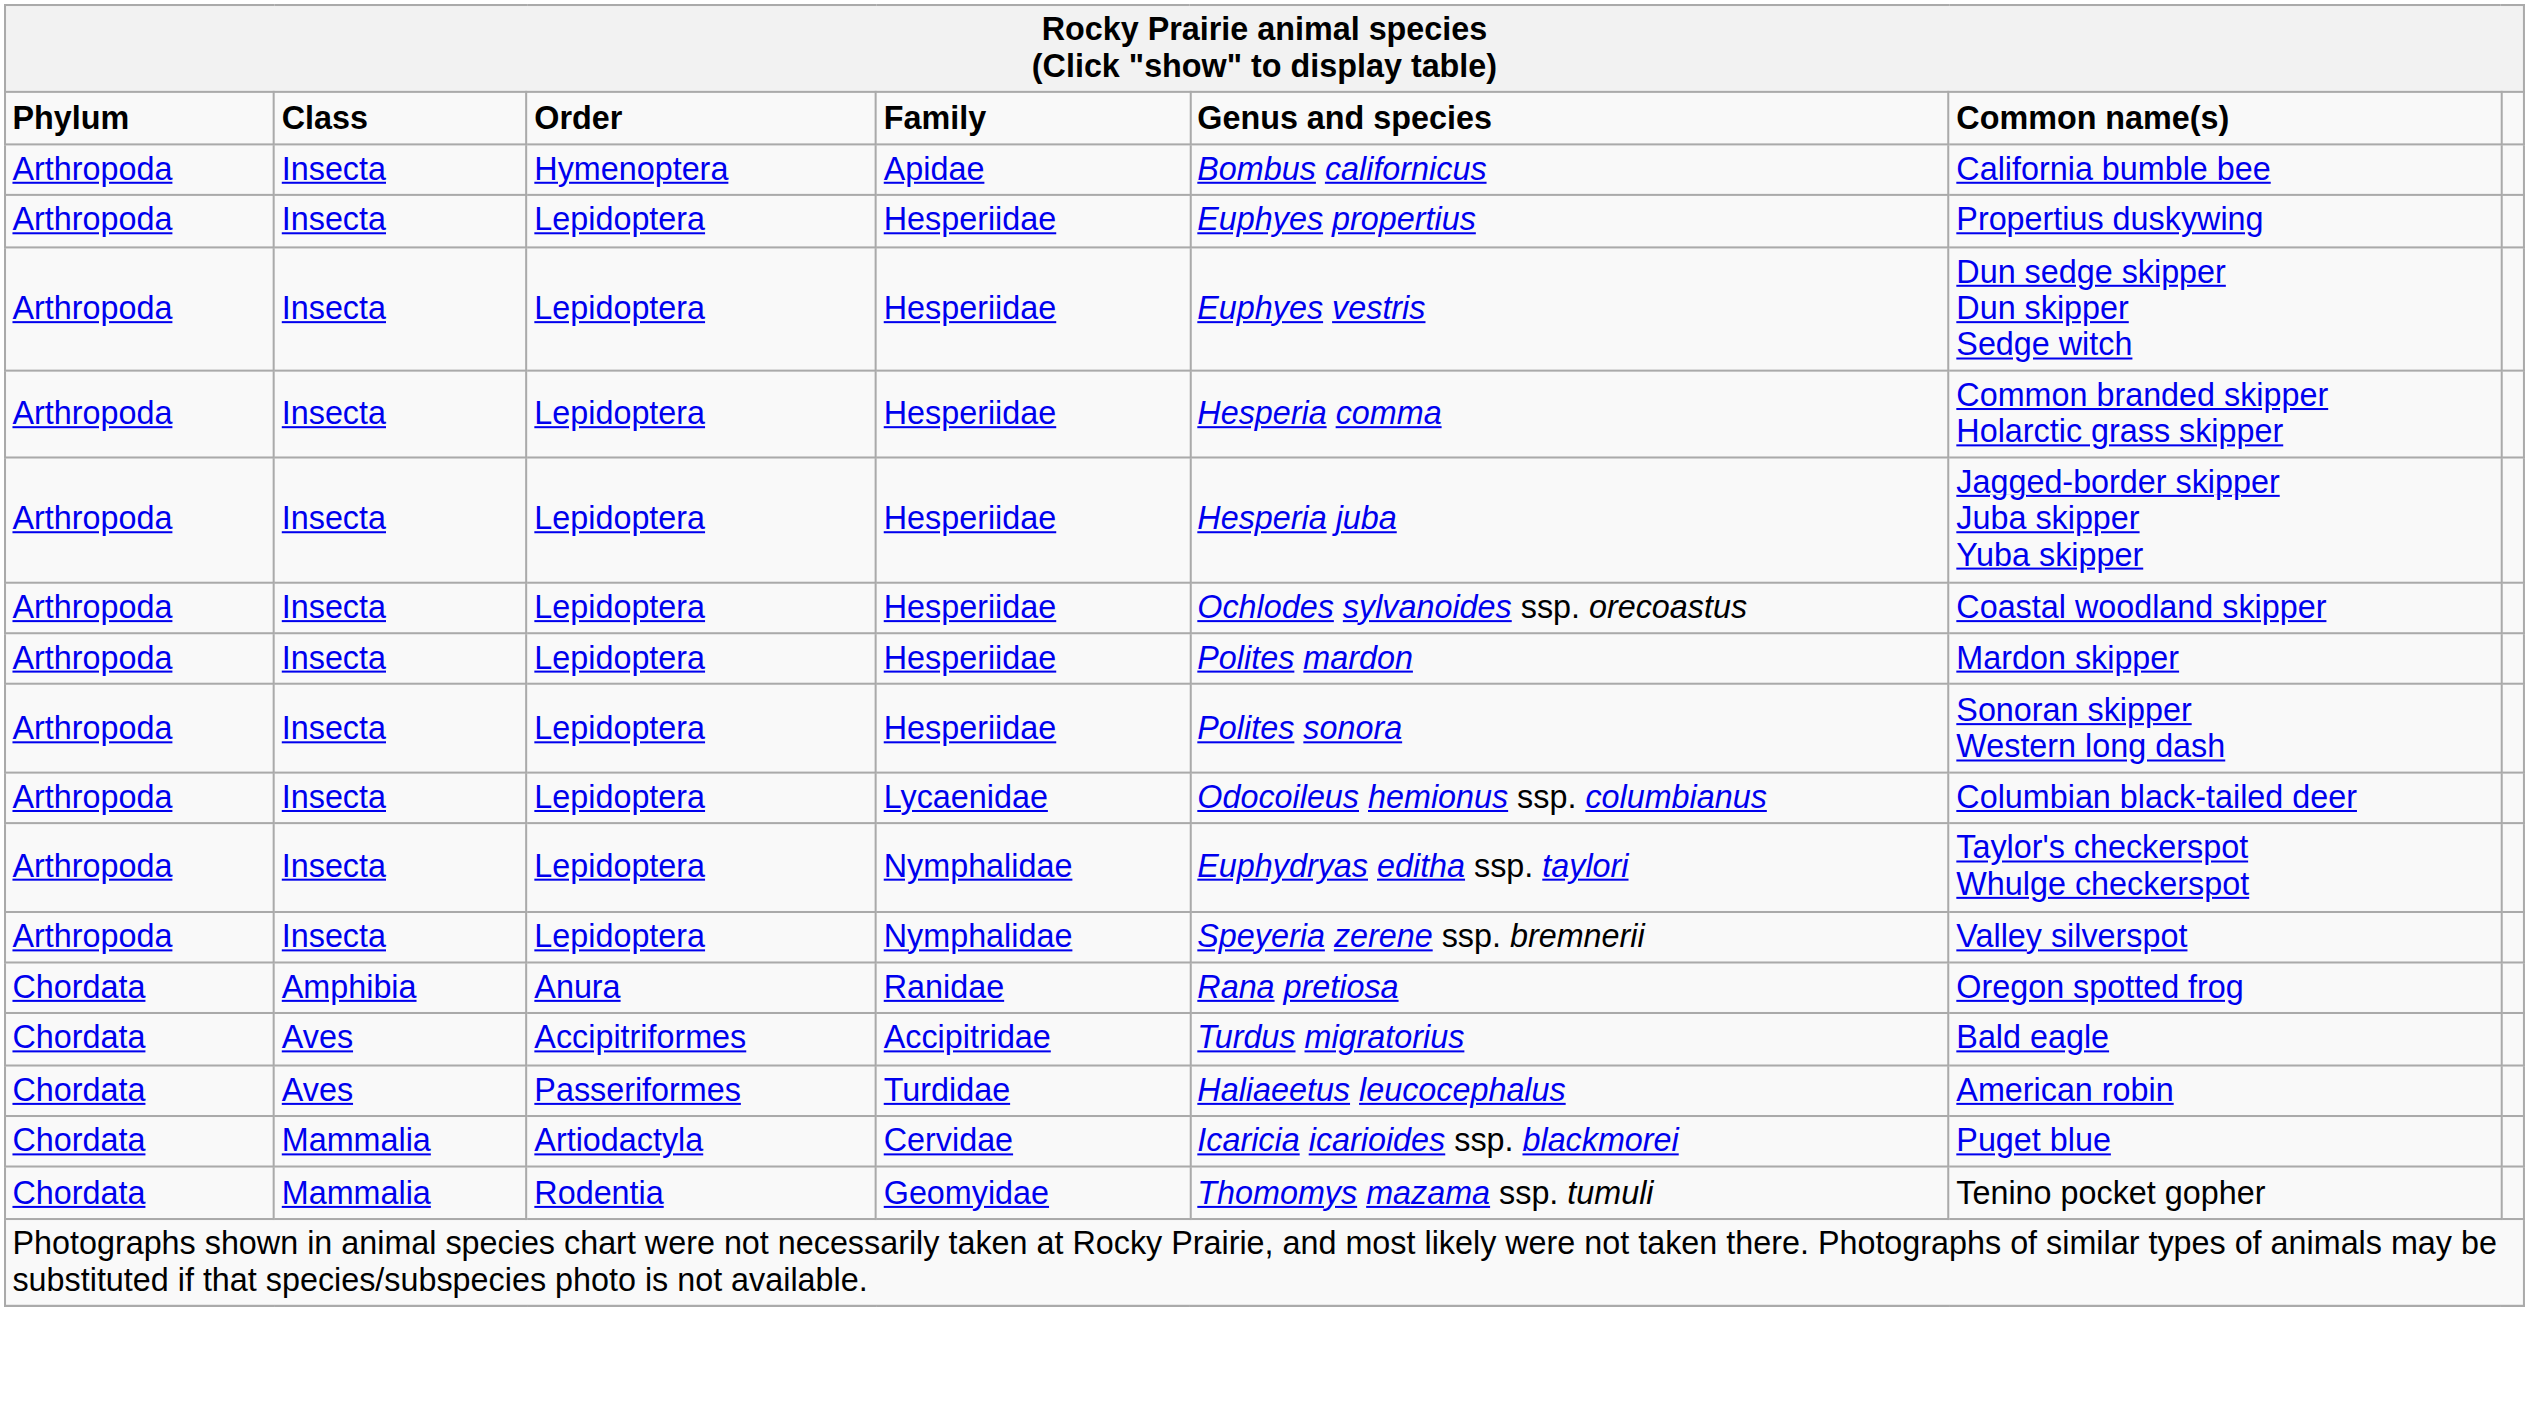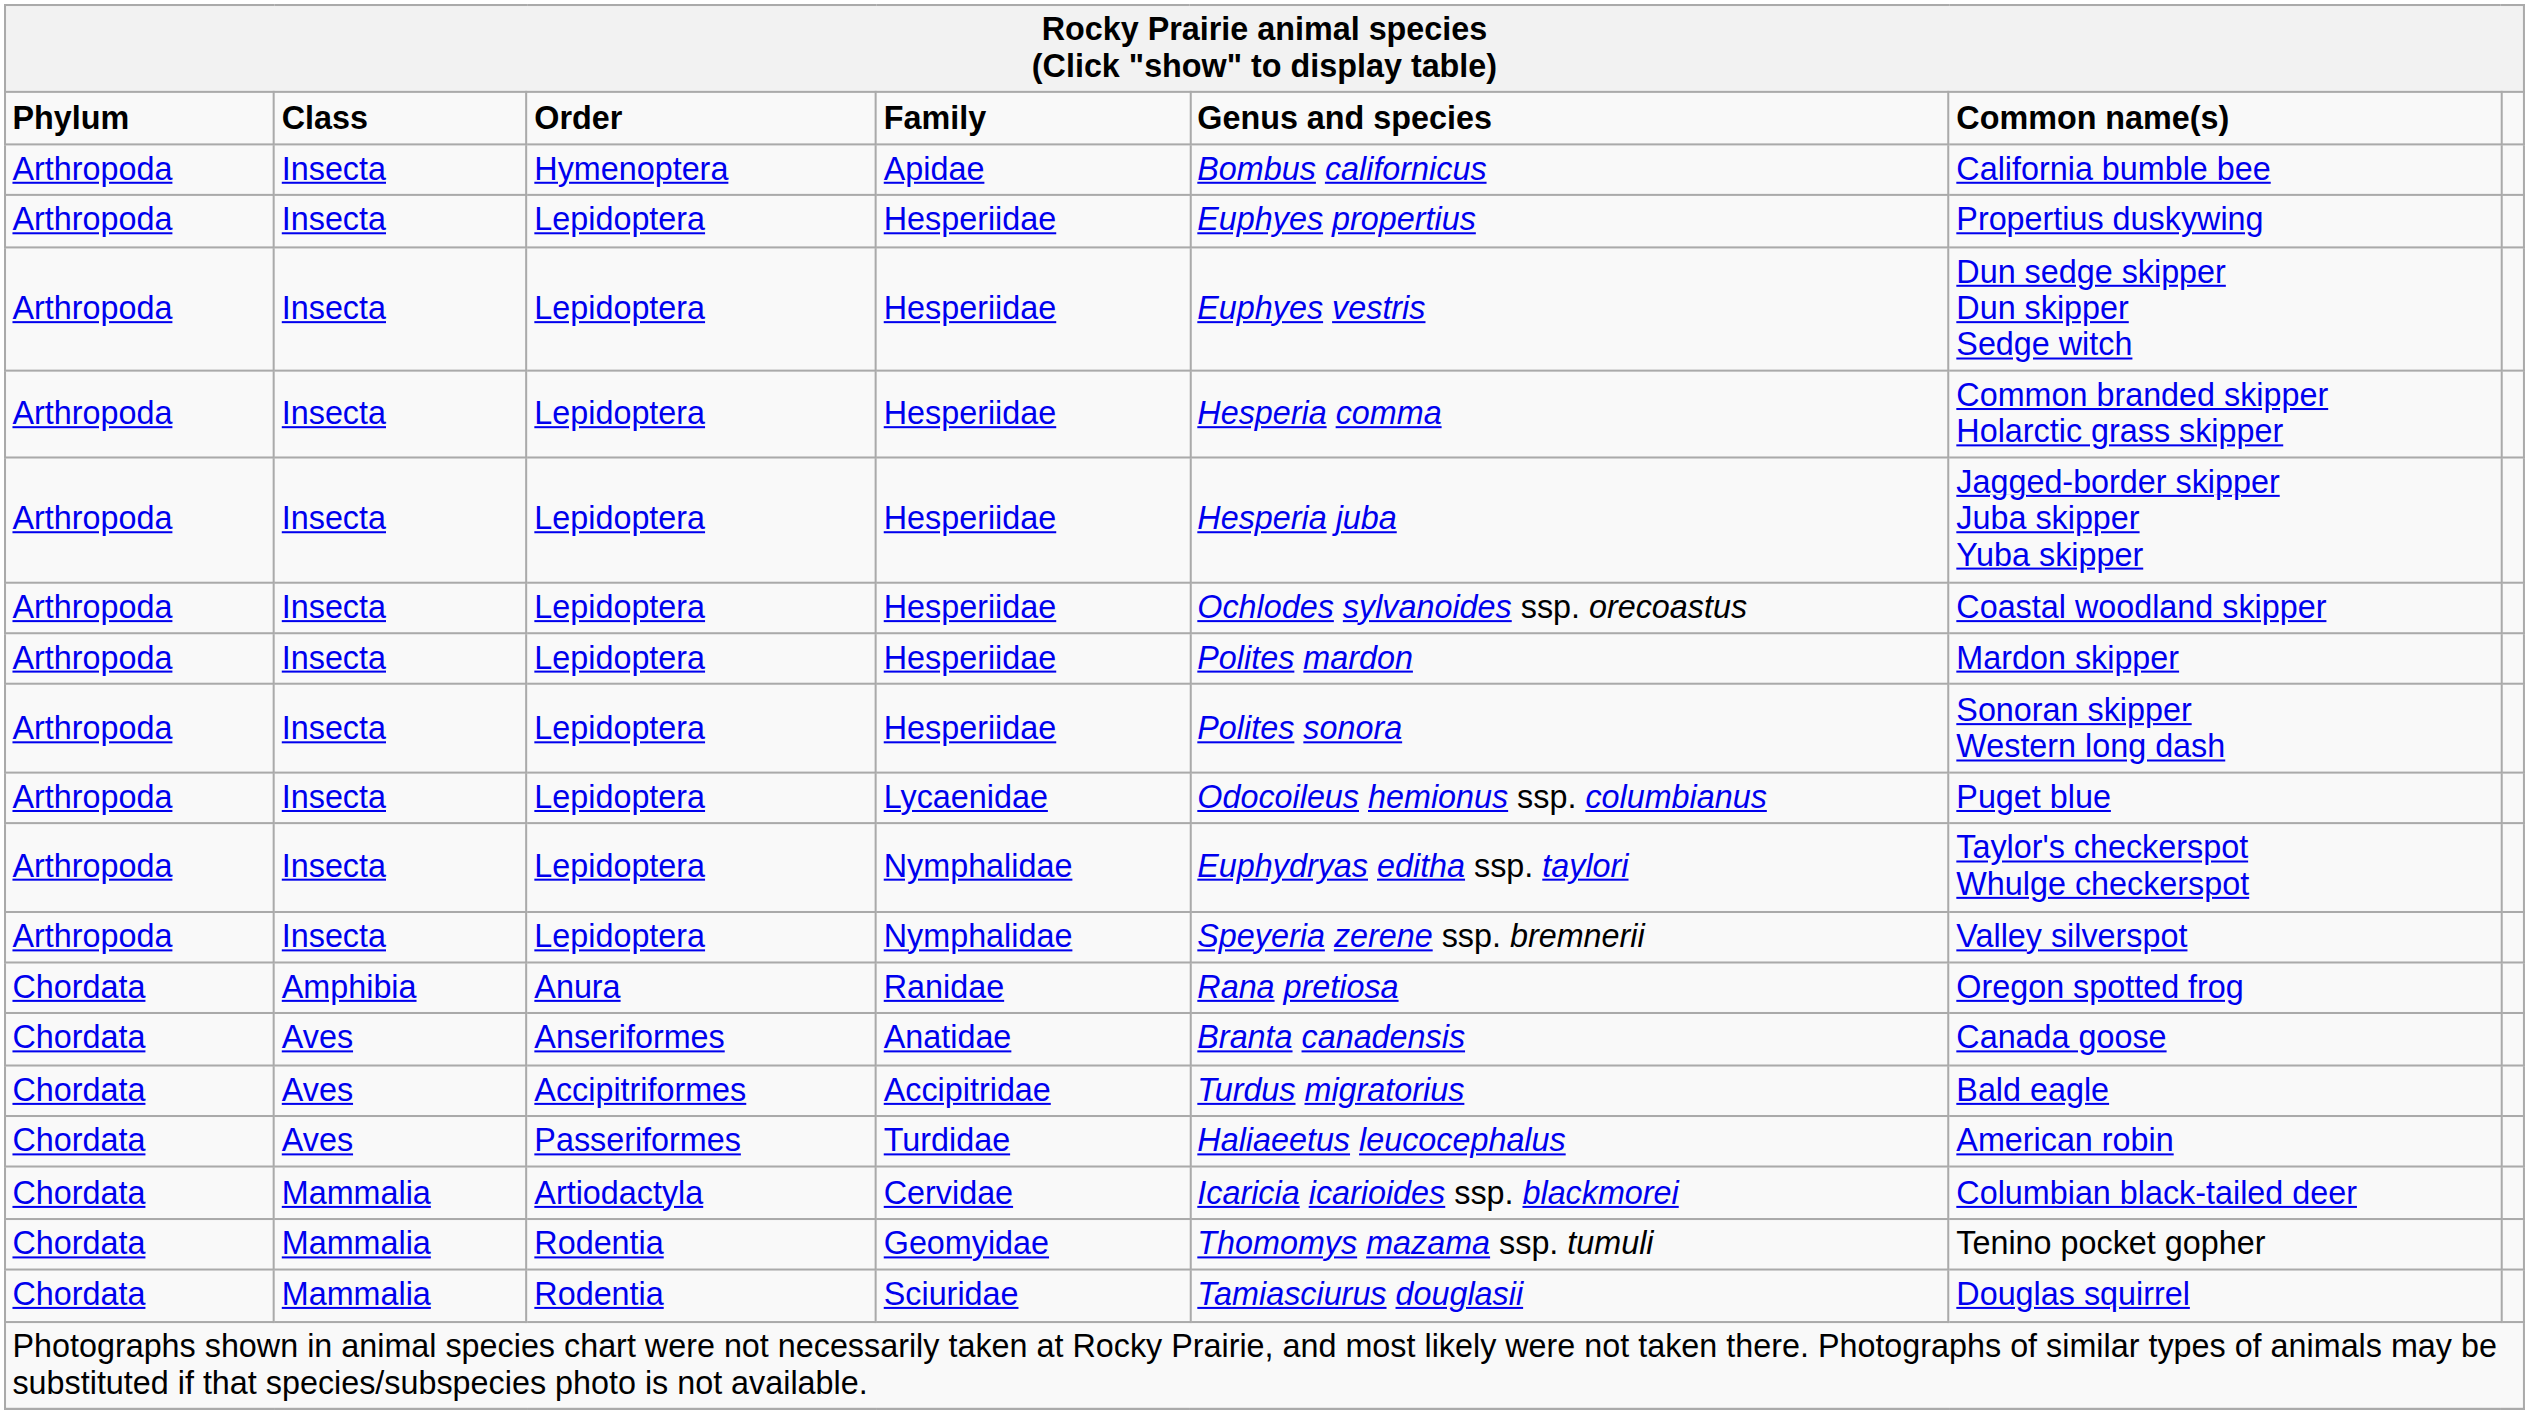(2157, 797) Columbian black-tailed deer -> (2034, 797) Puget blue
+ row: (630, 1038)
(2034, 1141) Puget blue -> (2157, 1192) Columbian black-tailed deer
+ row: (599, 1294)
